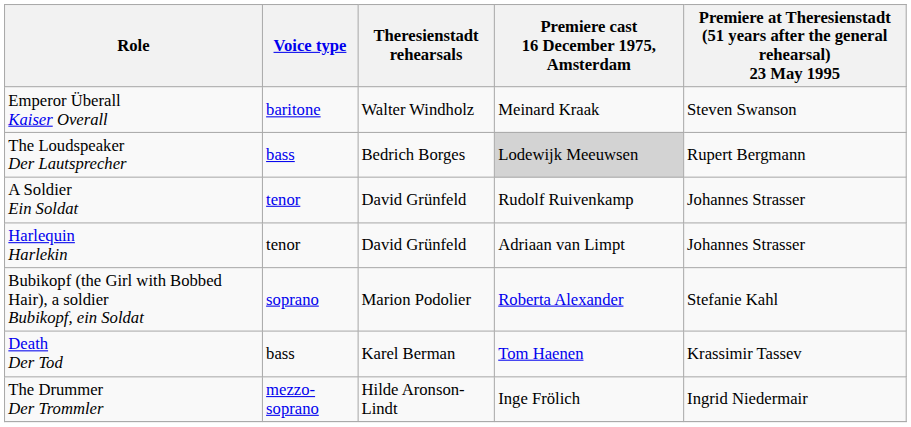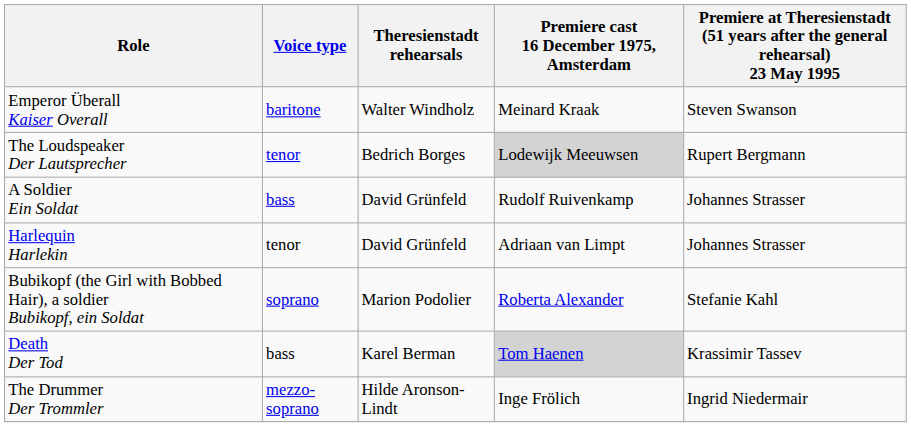(280, 154) bass -> (283, 154) tenor
(283, 199) tenor -> (280, 199) bass
(541, 353) no background -> (541, 353) lightgrey background
